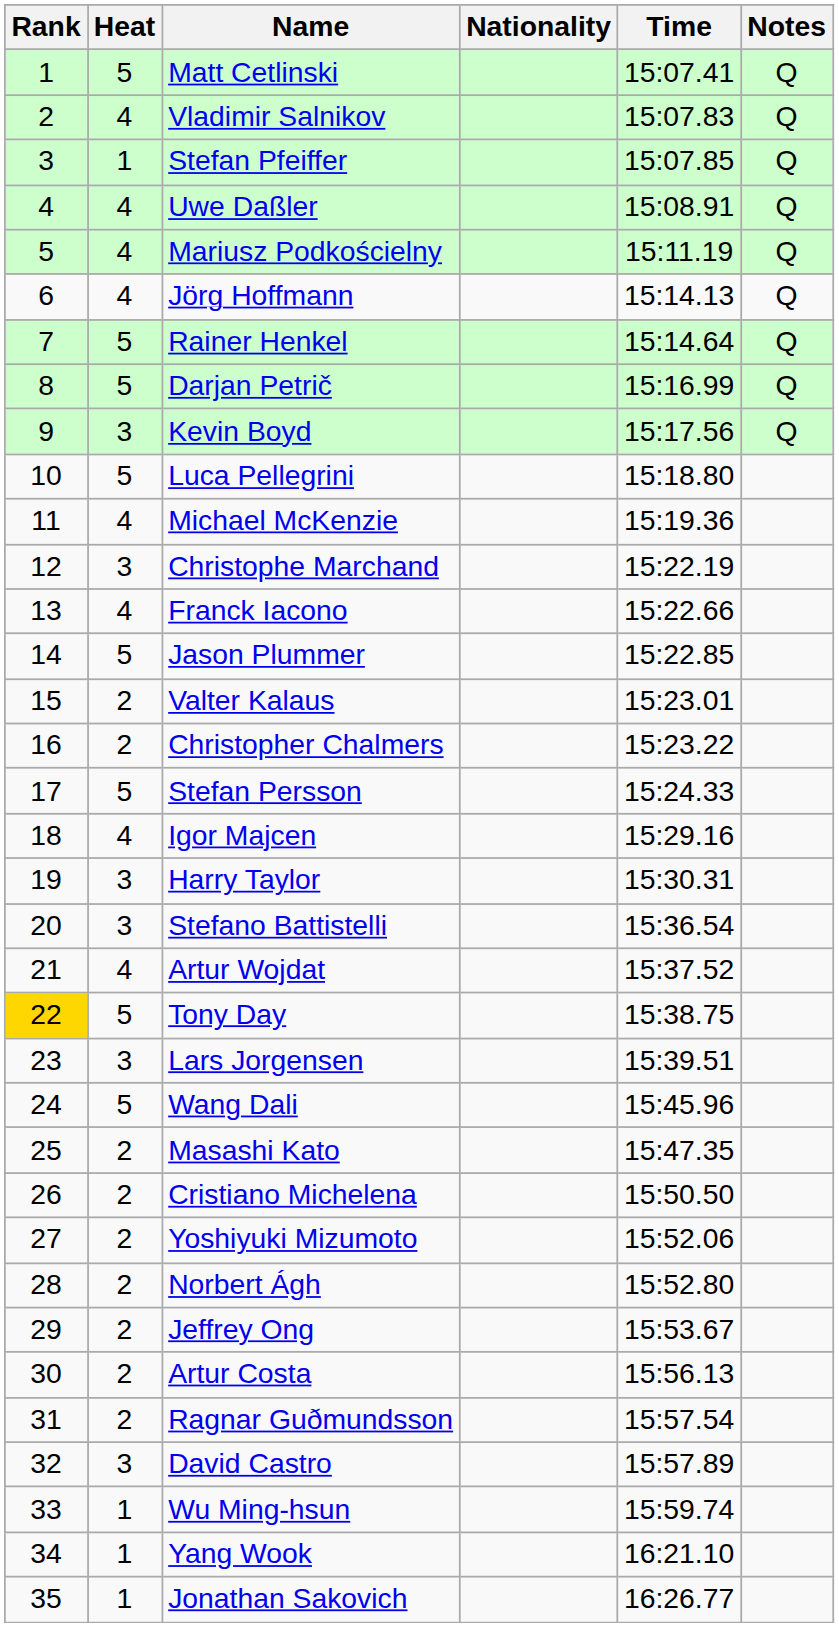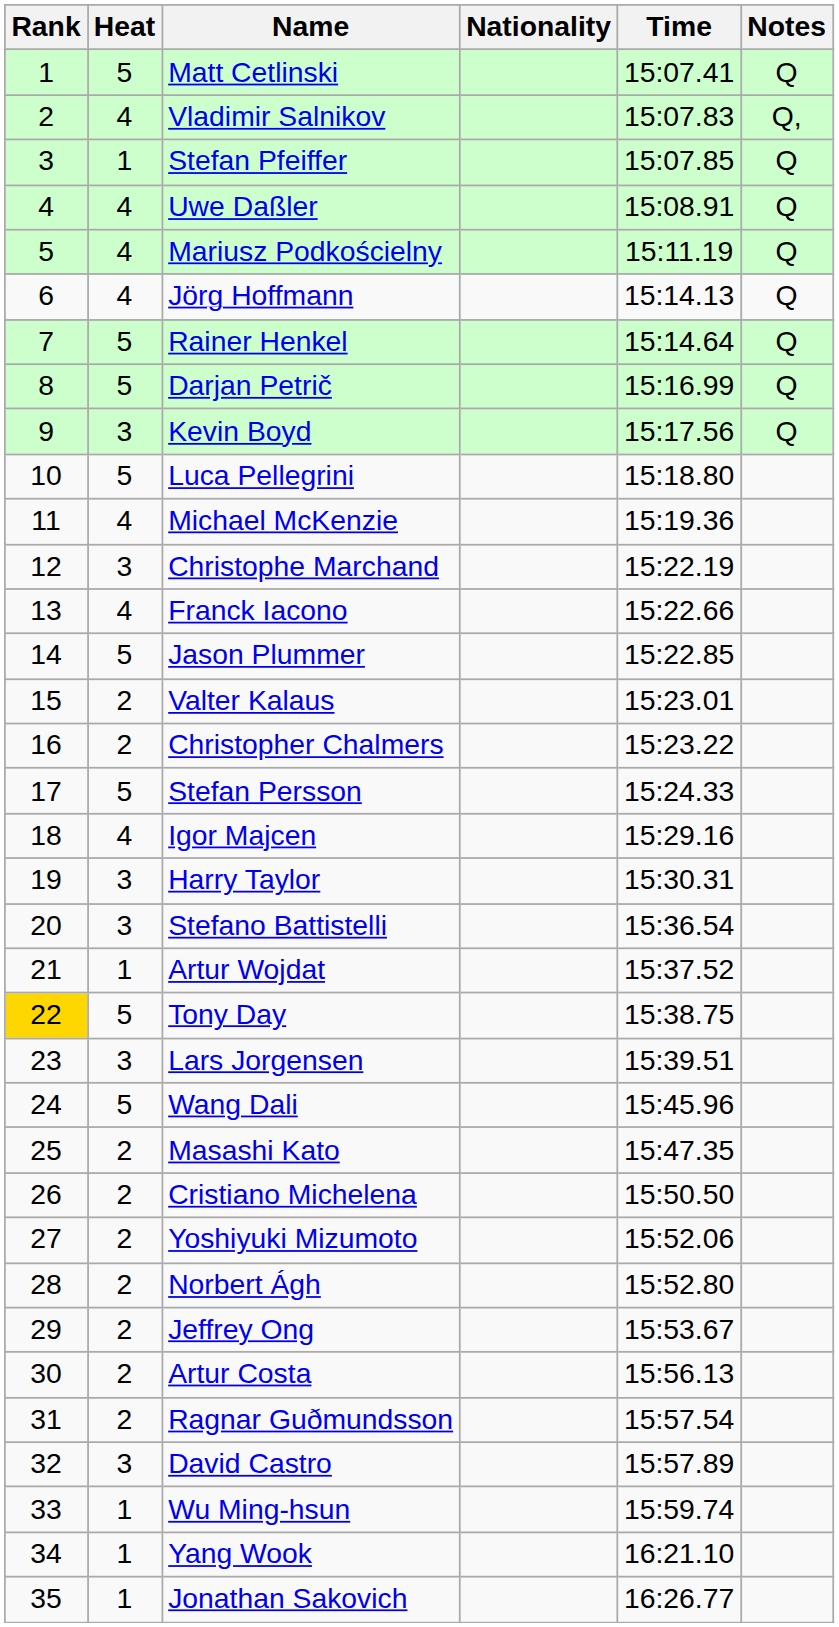(787, 116) Q -> (787, 116) Q,
(124, 970) 4 -> (124, 970) 1
